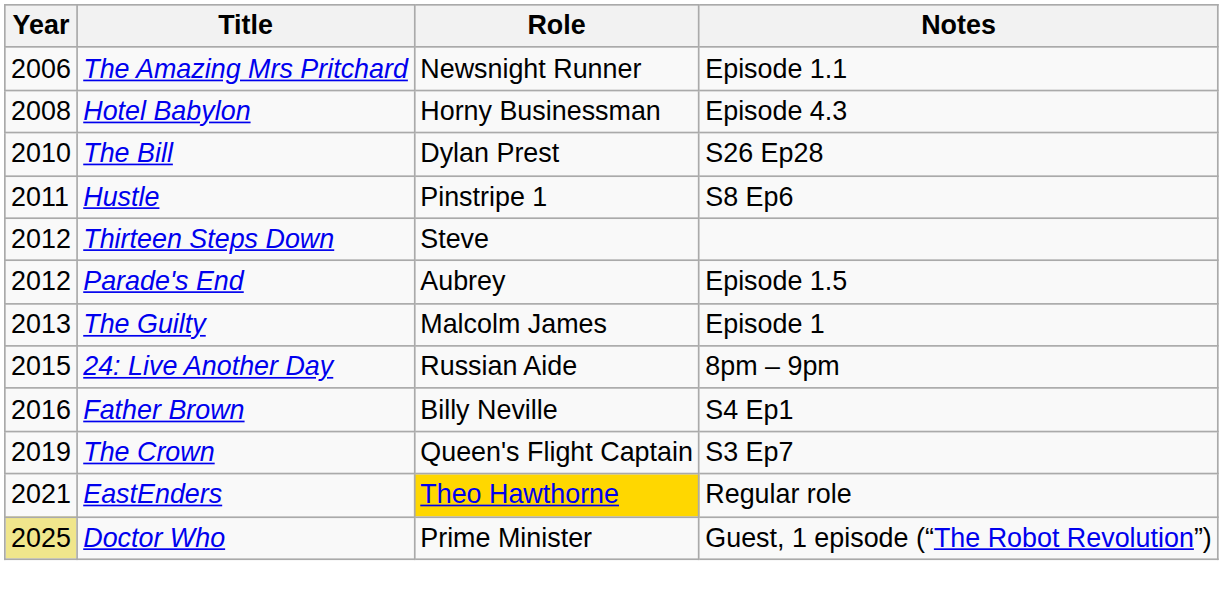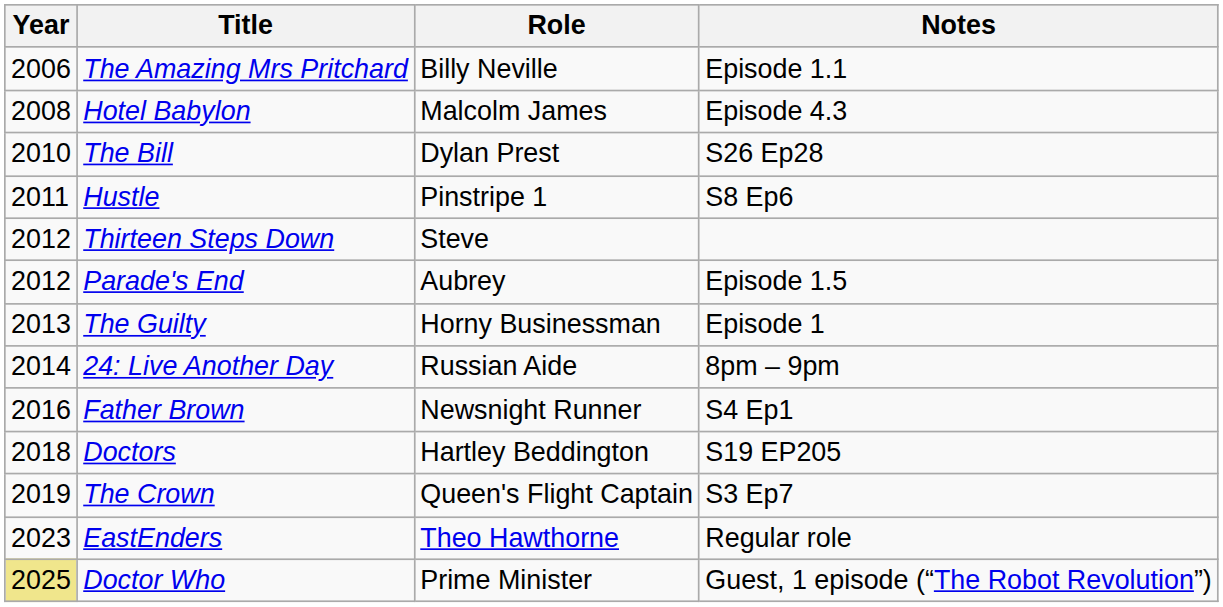(531, 68) Newsnight Runner -> (489, 68) Billy Neville
(541, 111) Horny Businessman -> (514, 111) Malcolm James
(514, 324) Malcolm James -> (541, 324) Horny Businessman
(41, 366) 2015 -> (41, 366) 2014
(489, 409) Billy Neville -> (531, 409) Newsnight Runner
+ row: (130, 452)
(41, 494) 2021 -> (41, 537) 2023
(520, 494) gold background -> (520, 537) no background
